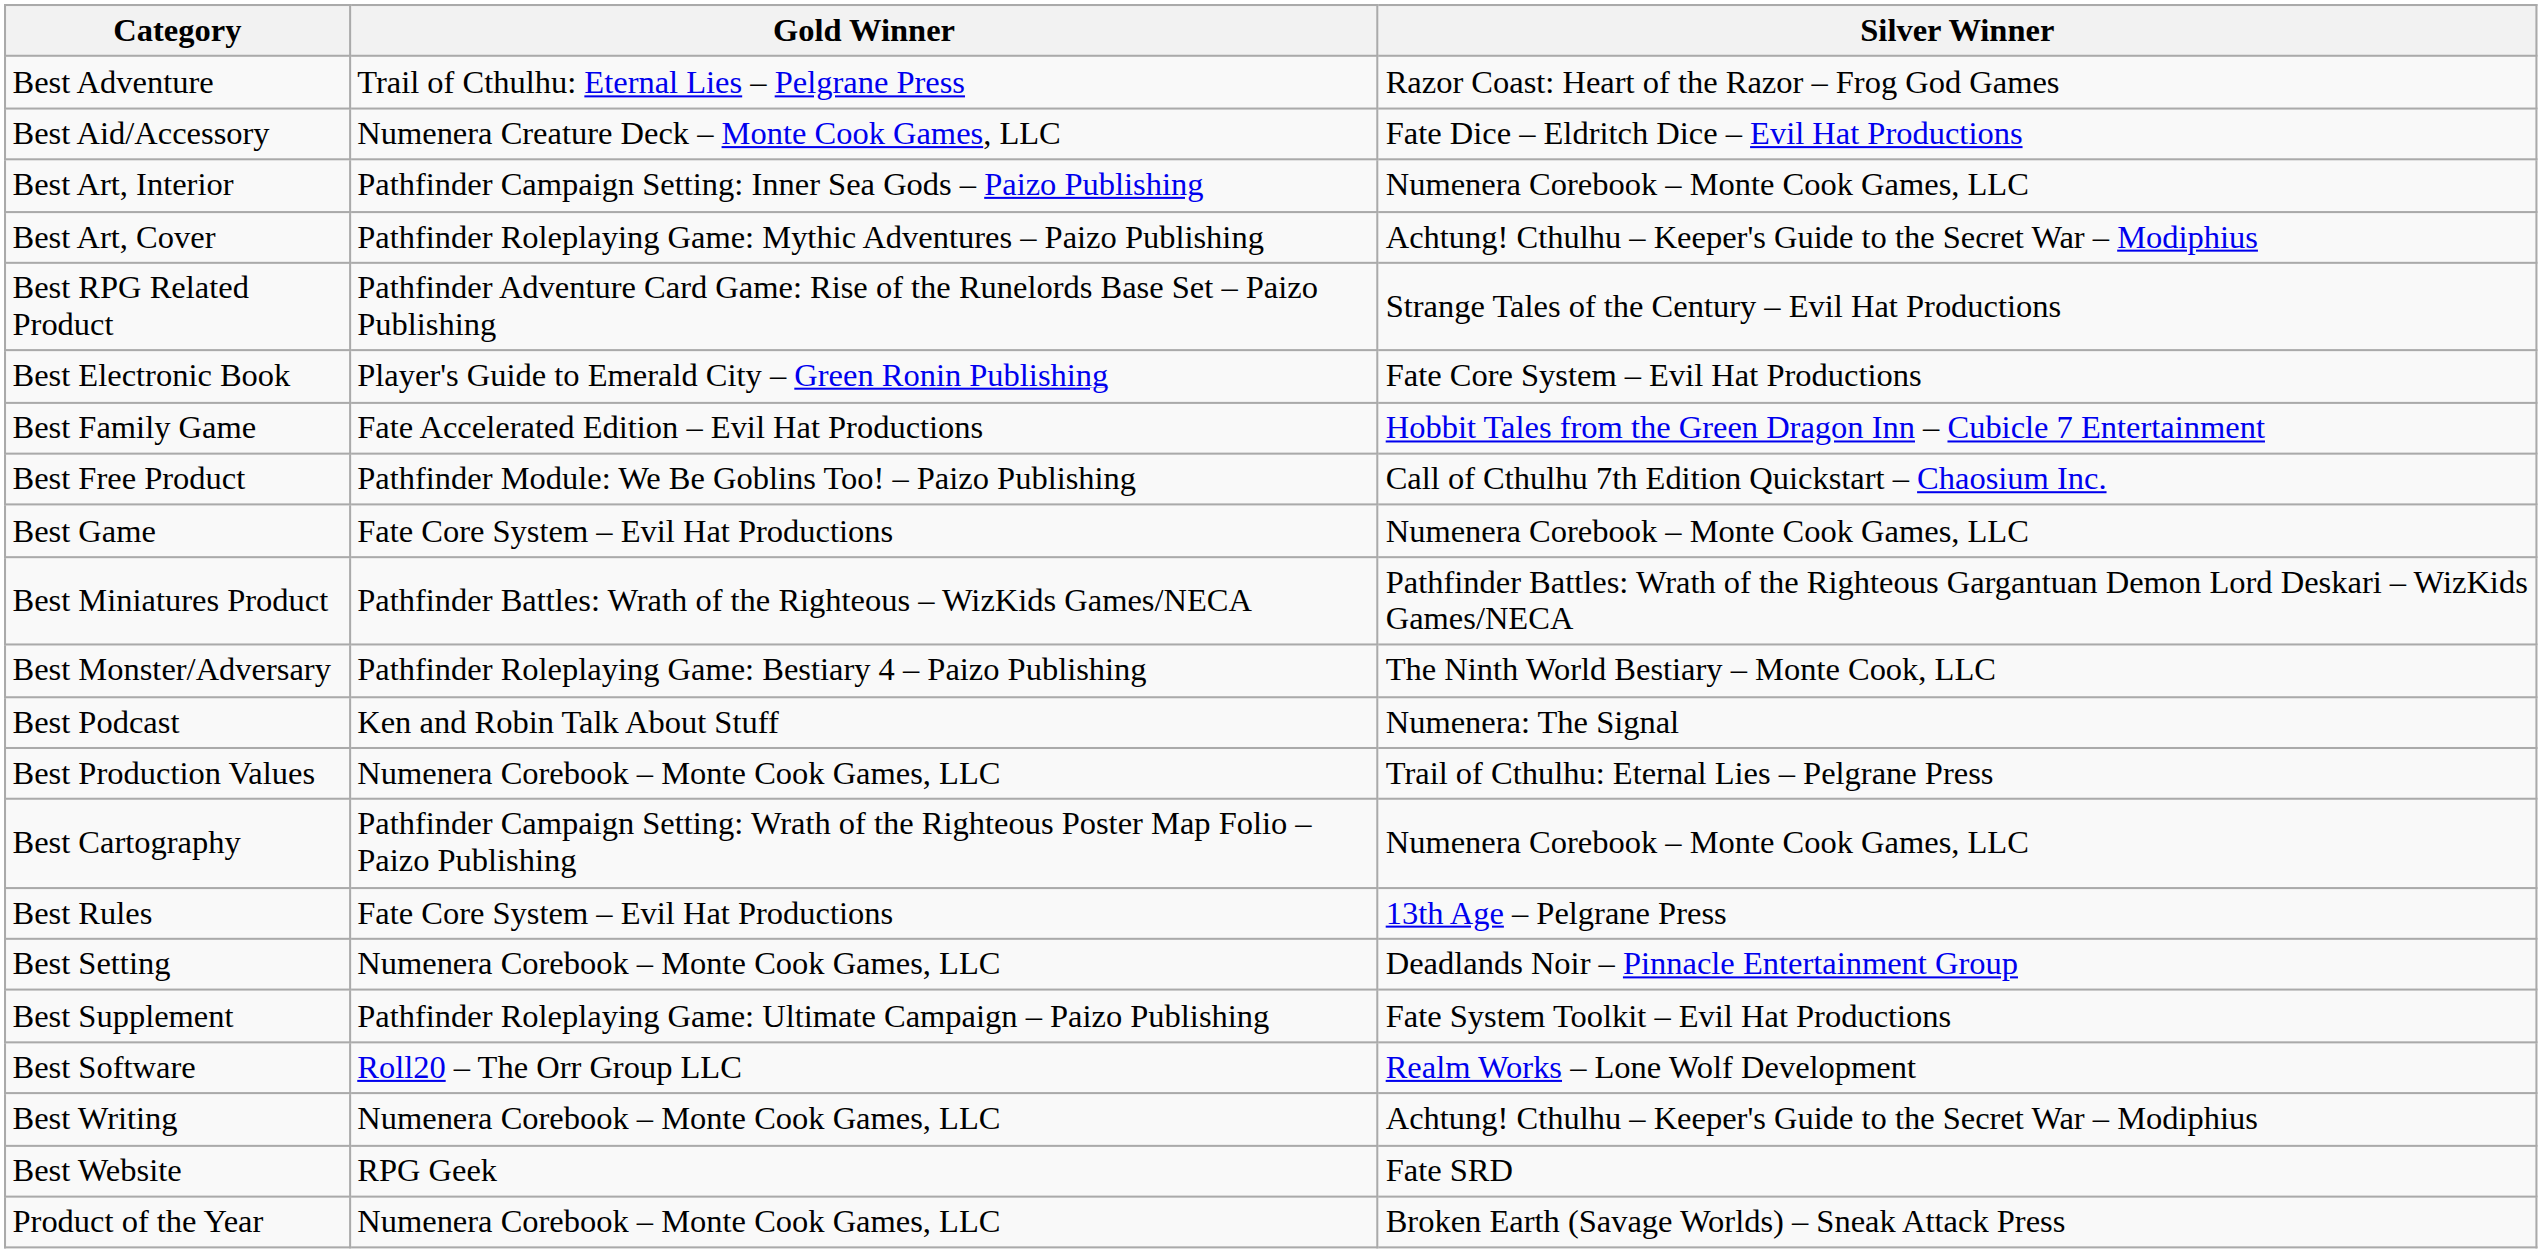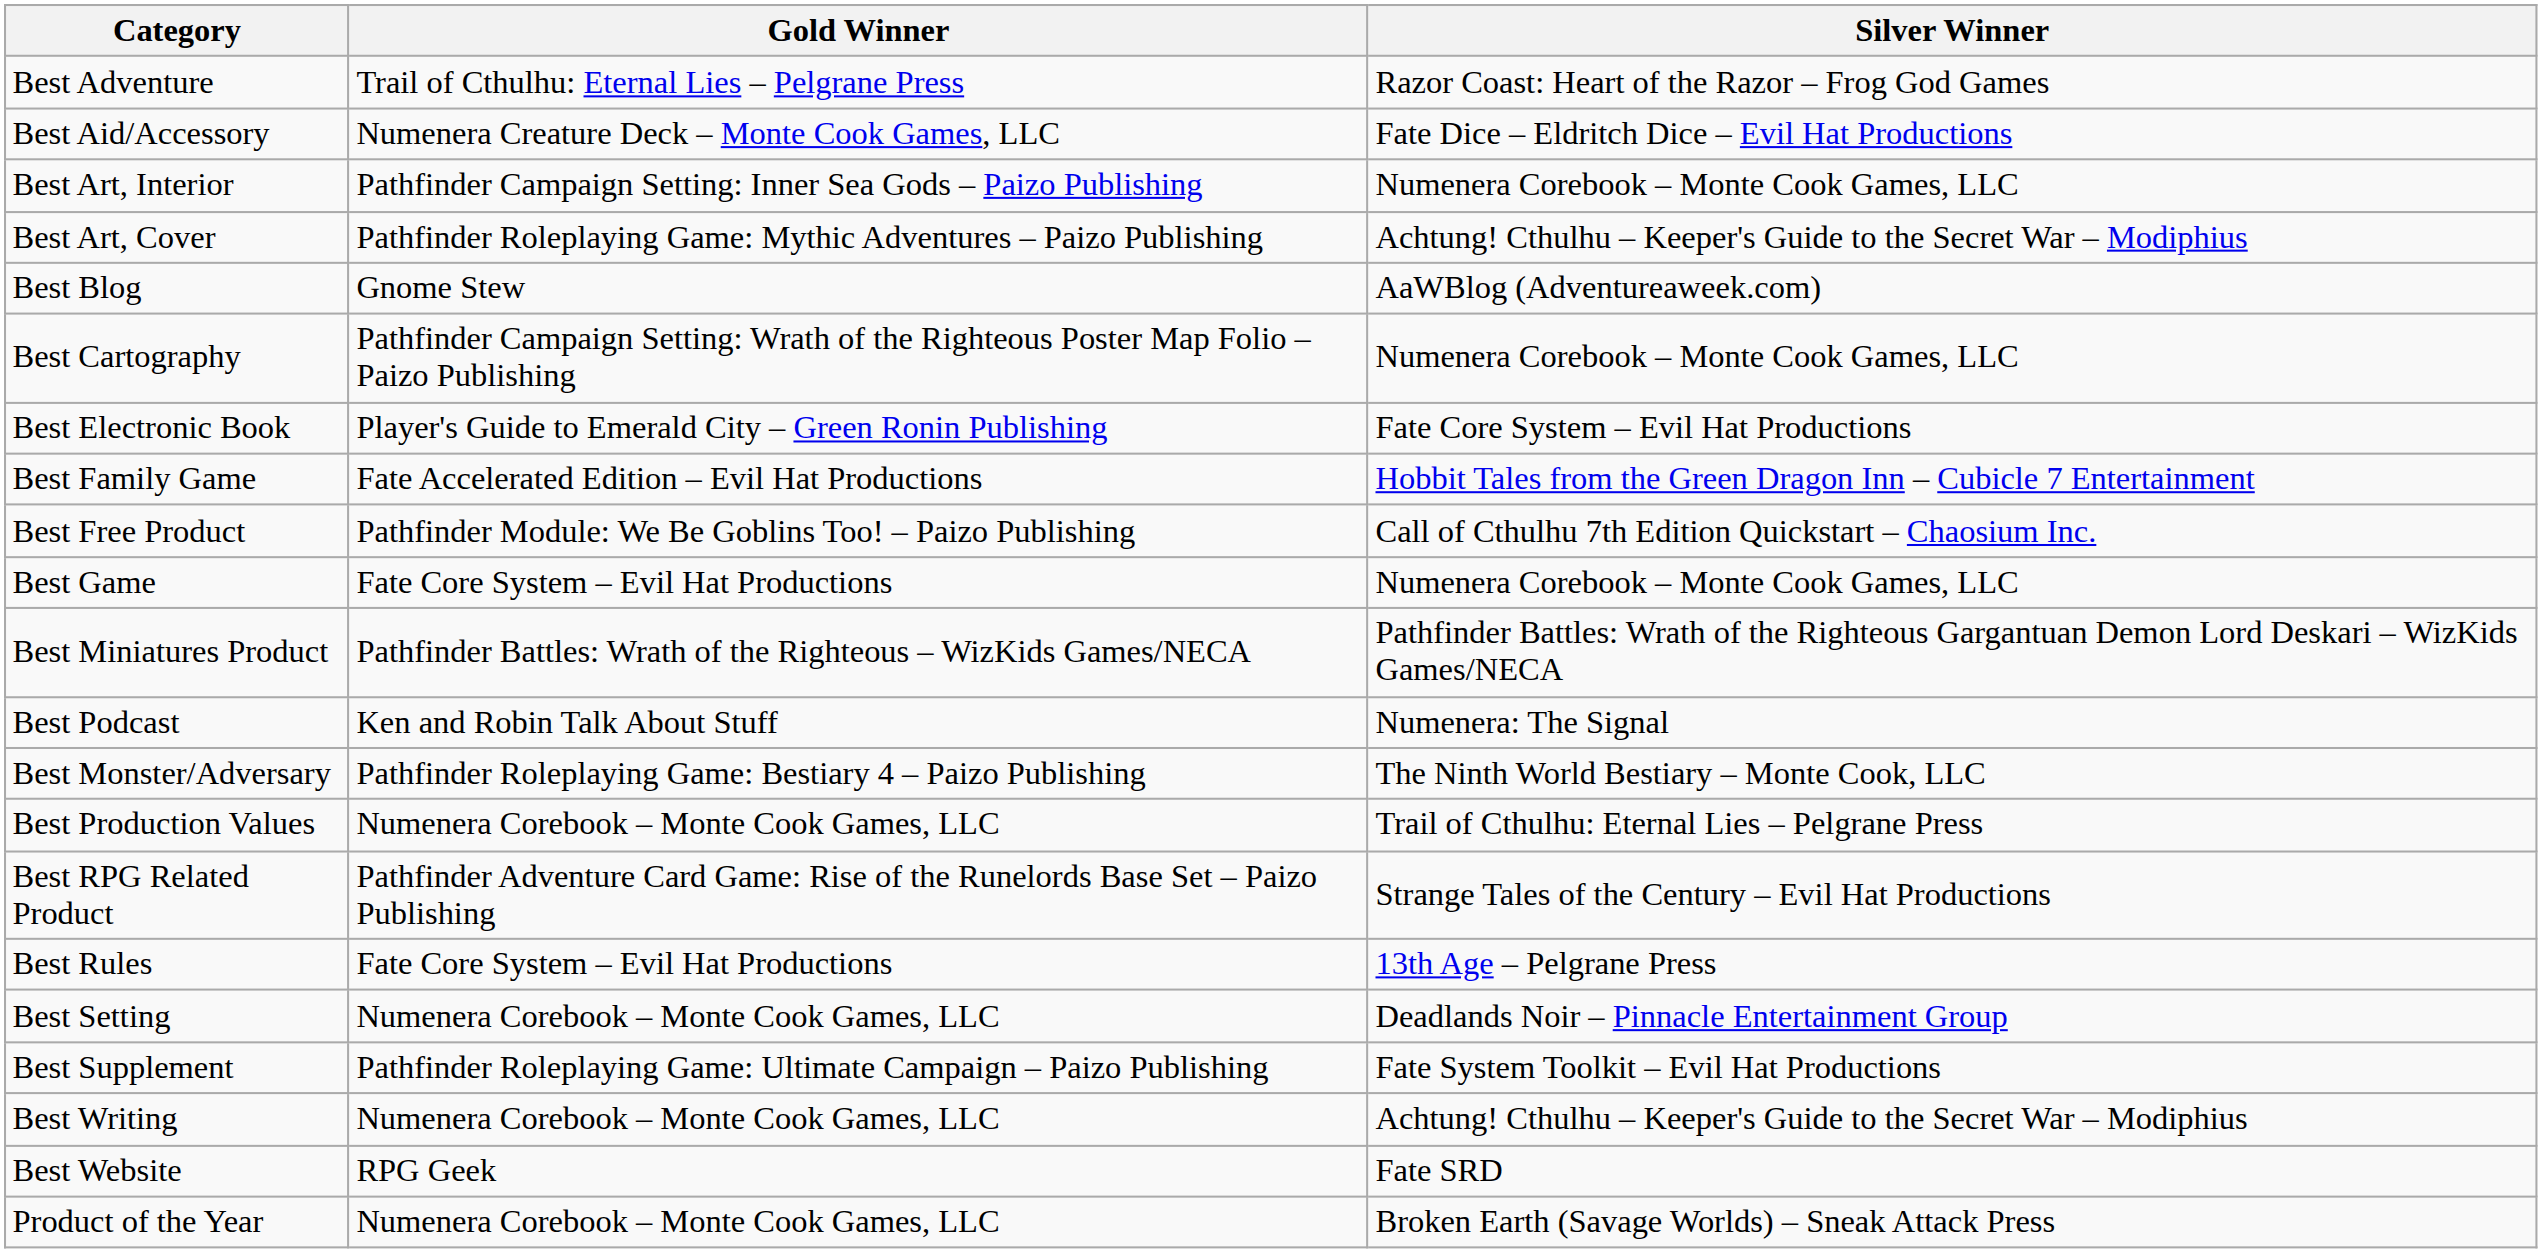+ row: (77, 287)
rows swapped: (127, 842) <-> (131, 306)
rows swapped: (172, 669) <-> (96, 721)
- row: (104, 1067)
